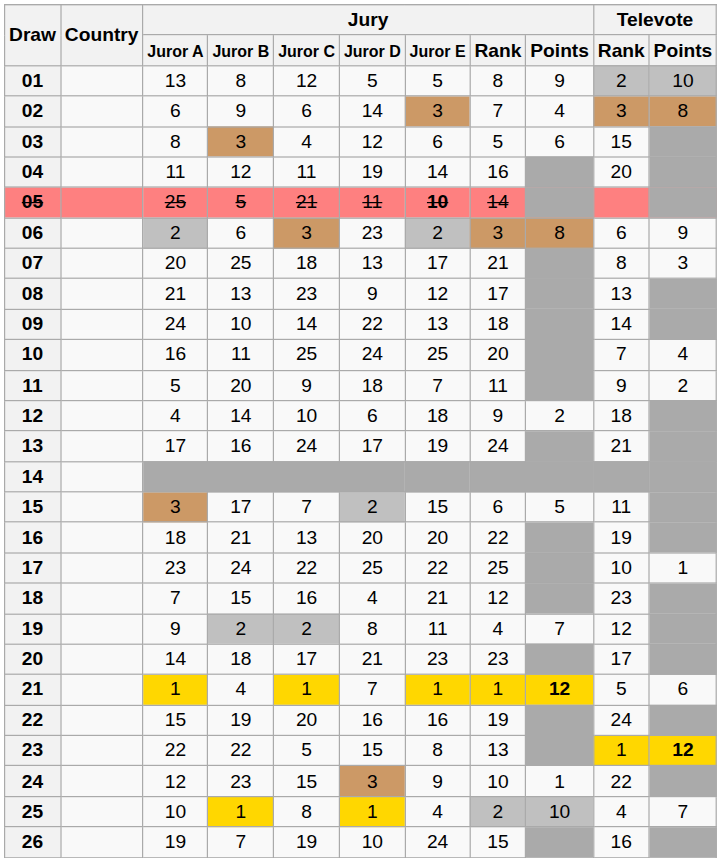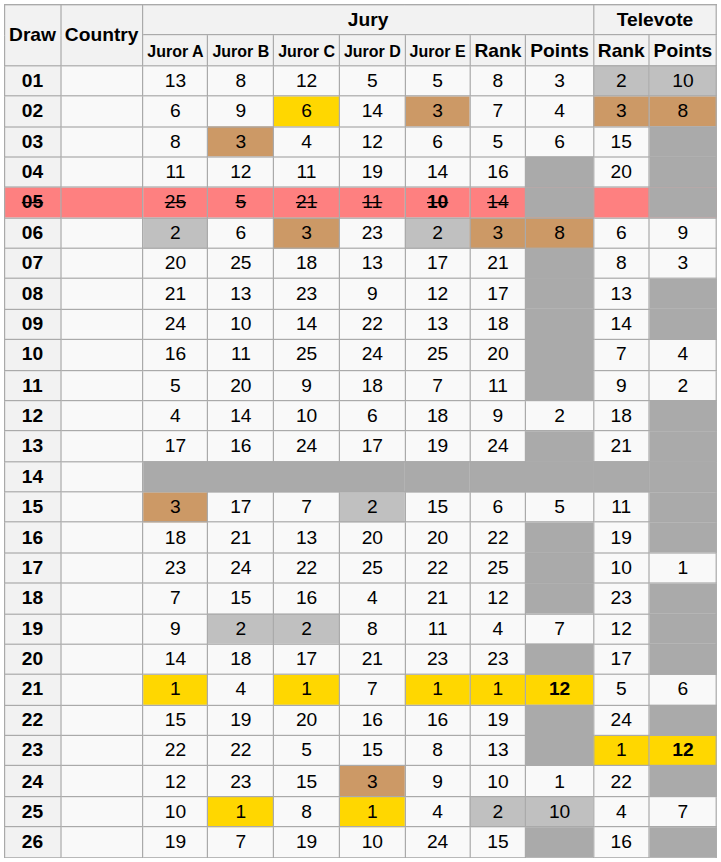(560, 80) 9 -> (560, 80) 3
(307, 111) no background -> (307, 111) gold background
